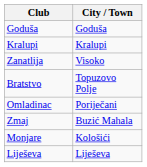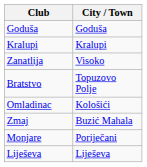(96, 105) Poriječani -> (93, 105) Kološići
(93, 137) Kološići -> (96, 137) Poriječani
